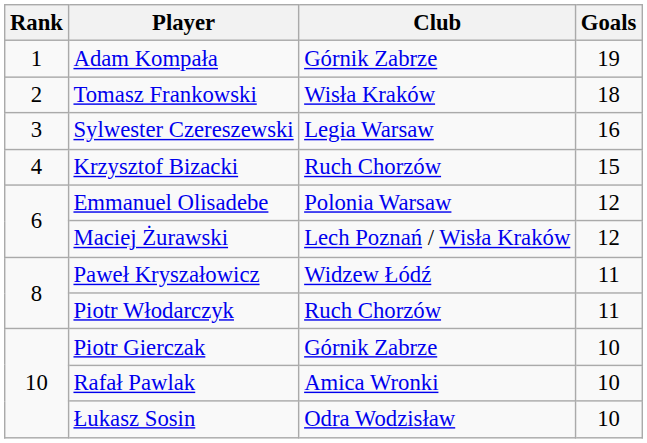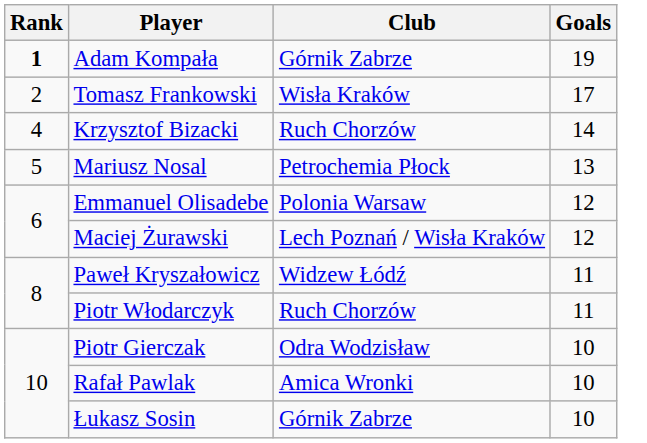(36, 58) normal -> (36, 58) bold
(609, 94) 18 -> (583, 94) 17
- row: (184, 130)
(609, 166) 15 -> (583, 130) 14
+ row: (140, 166)
(371, 346) Górnik Zabrze -> (354, 346) Odra Wodzisław
(380, 418) Odra Wodzisław -> (345, 418) Górnik Zabrze
